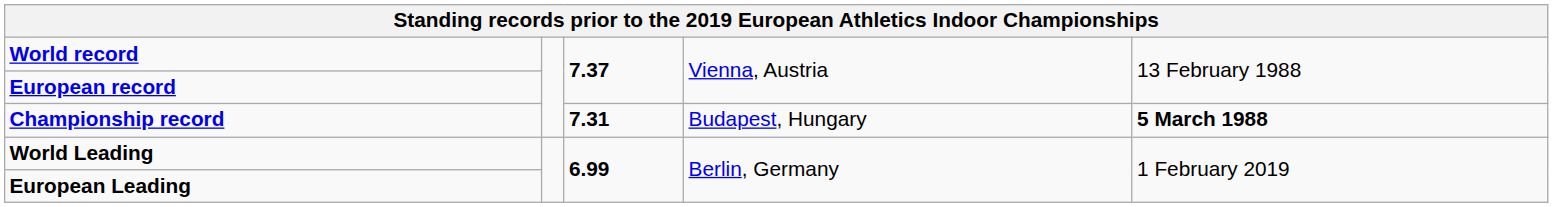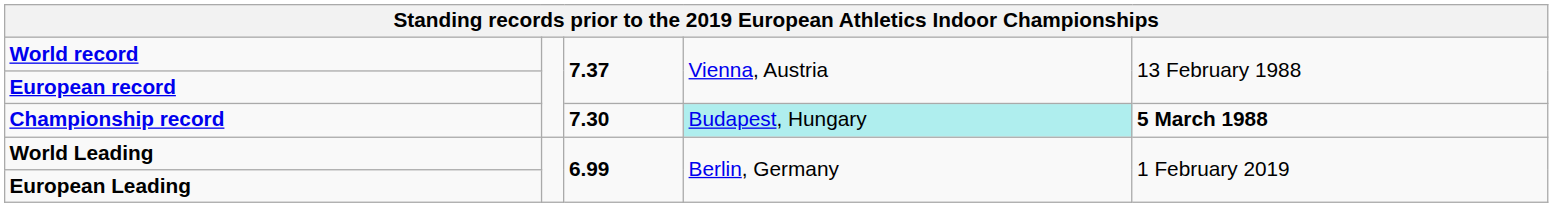(589, 119) 7.31 -> (589, 119) 7.30
(778, 119) no background -> (778, 119) paleturquoise background
